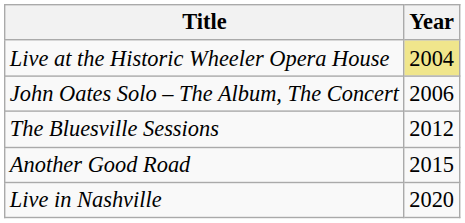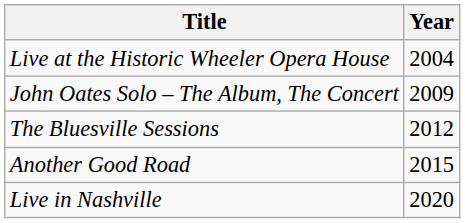(432, 57) khaki background -> (432, 57) no background
(432, 93) 2006 -> (432, 93) 2009
